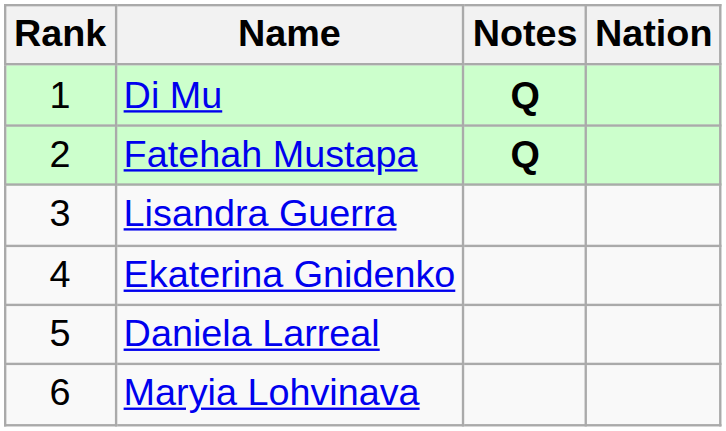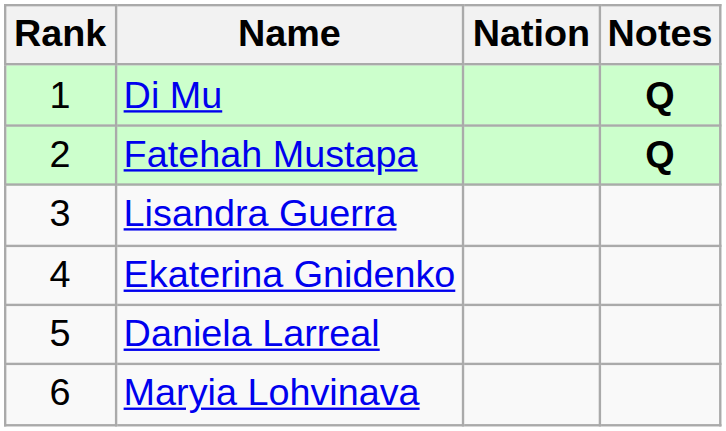columns swapped: (654, 34) <-> (525, 34)
